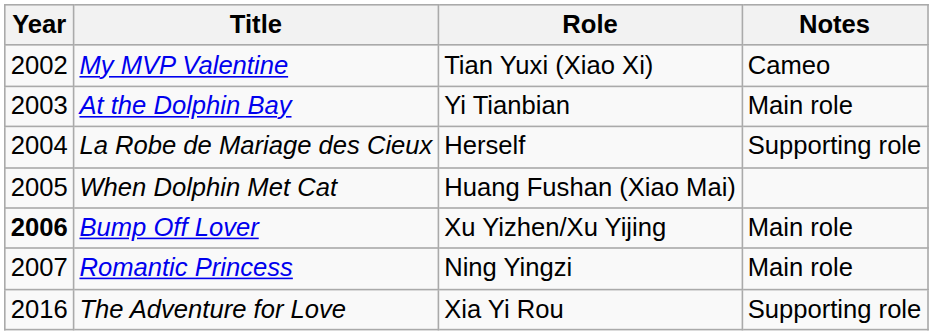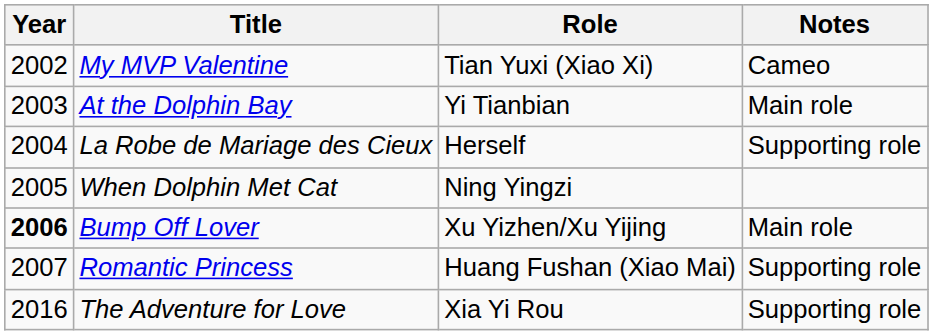(590, 187) Huang Fushan (Xiao Mai) -> (508, 187) Ning Yingzi
(508, 268) Ning Yingzi -> (590, 268) Huang Fushan (Xiao Mai)
(800, 268) Main role -> (834, 268) Supporting role
